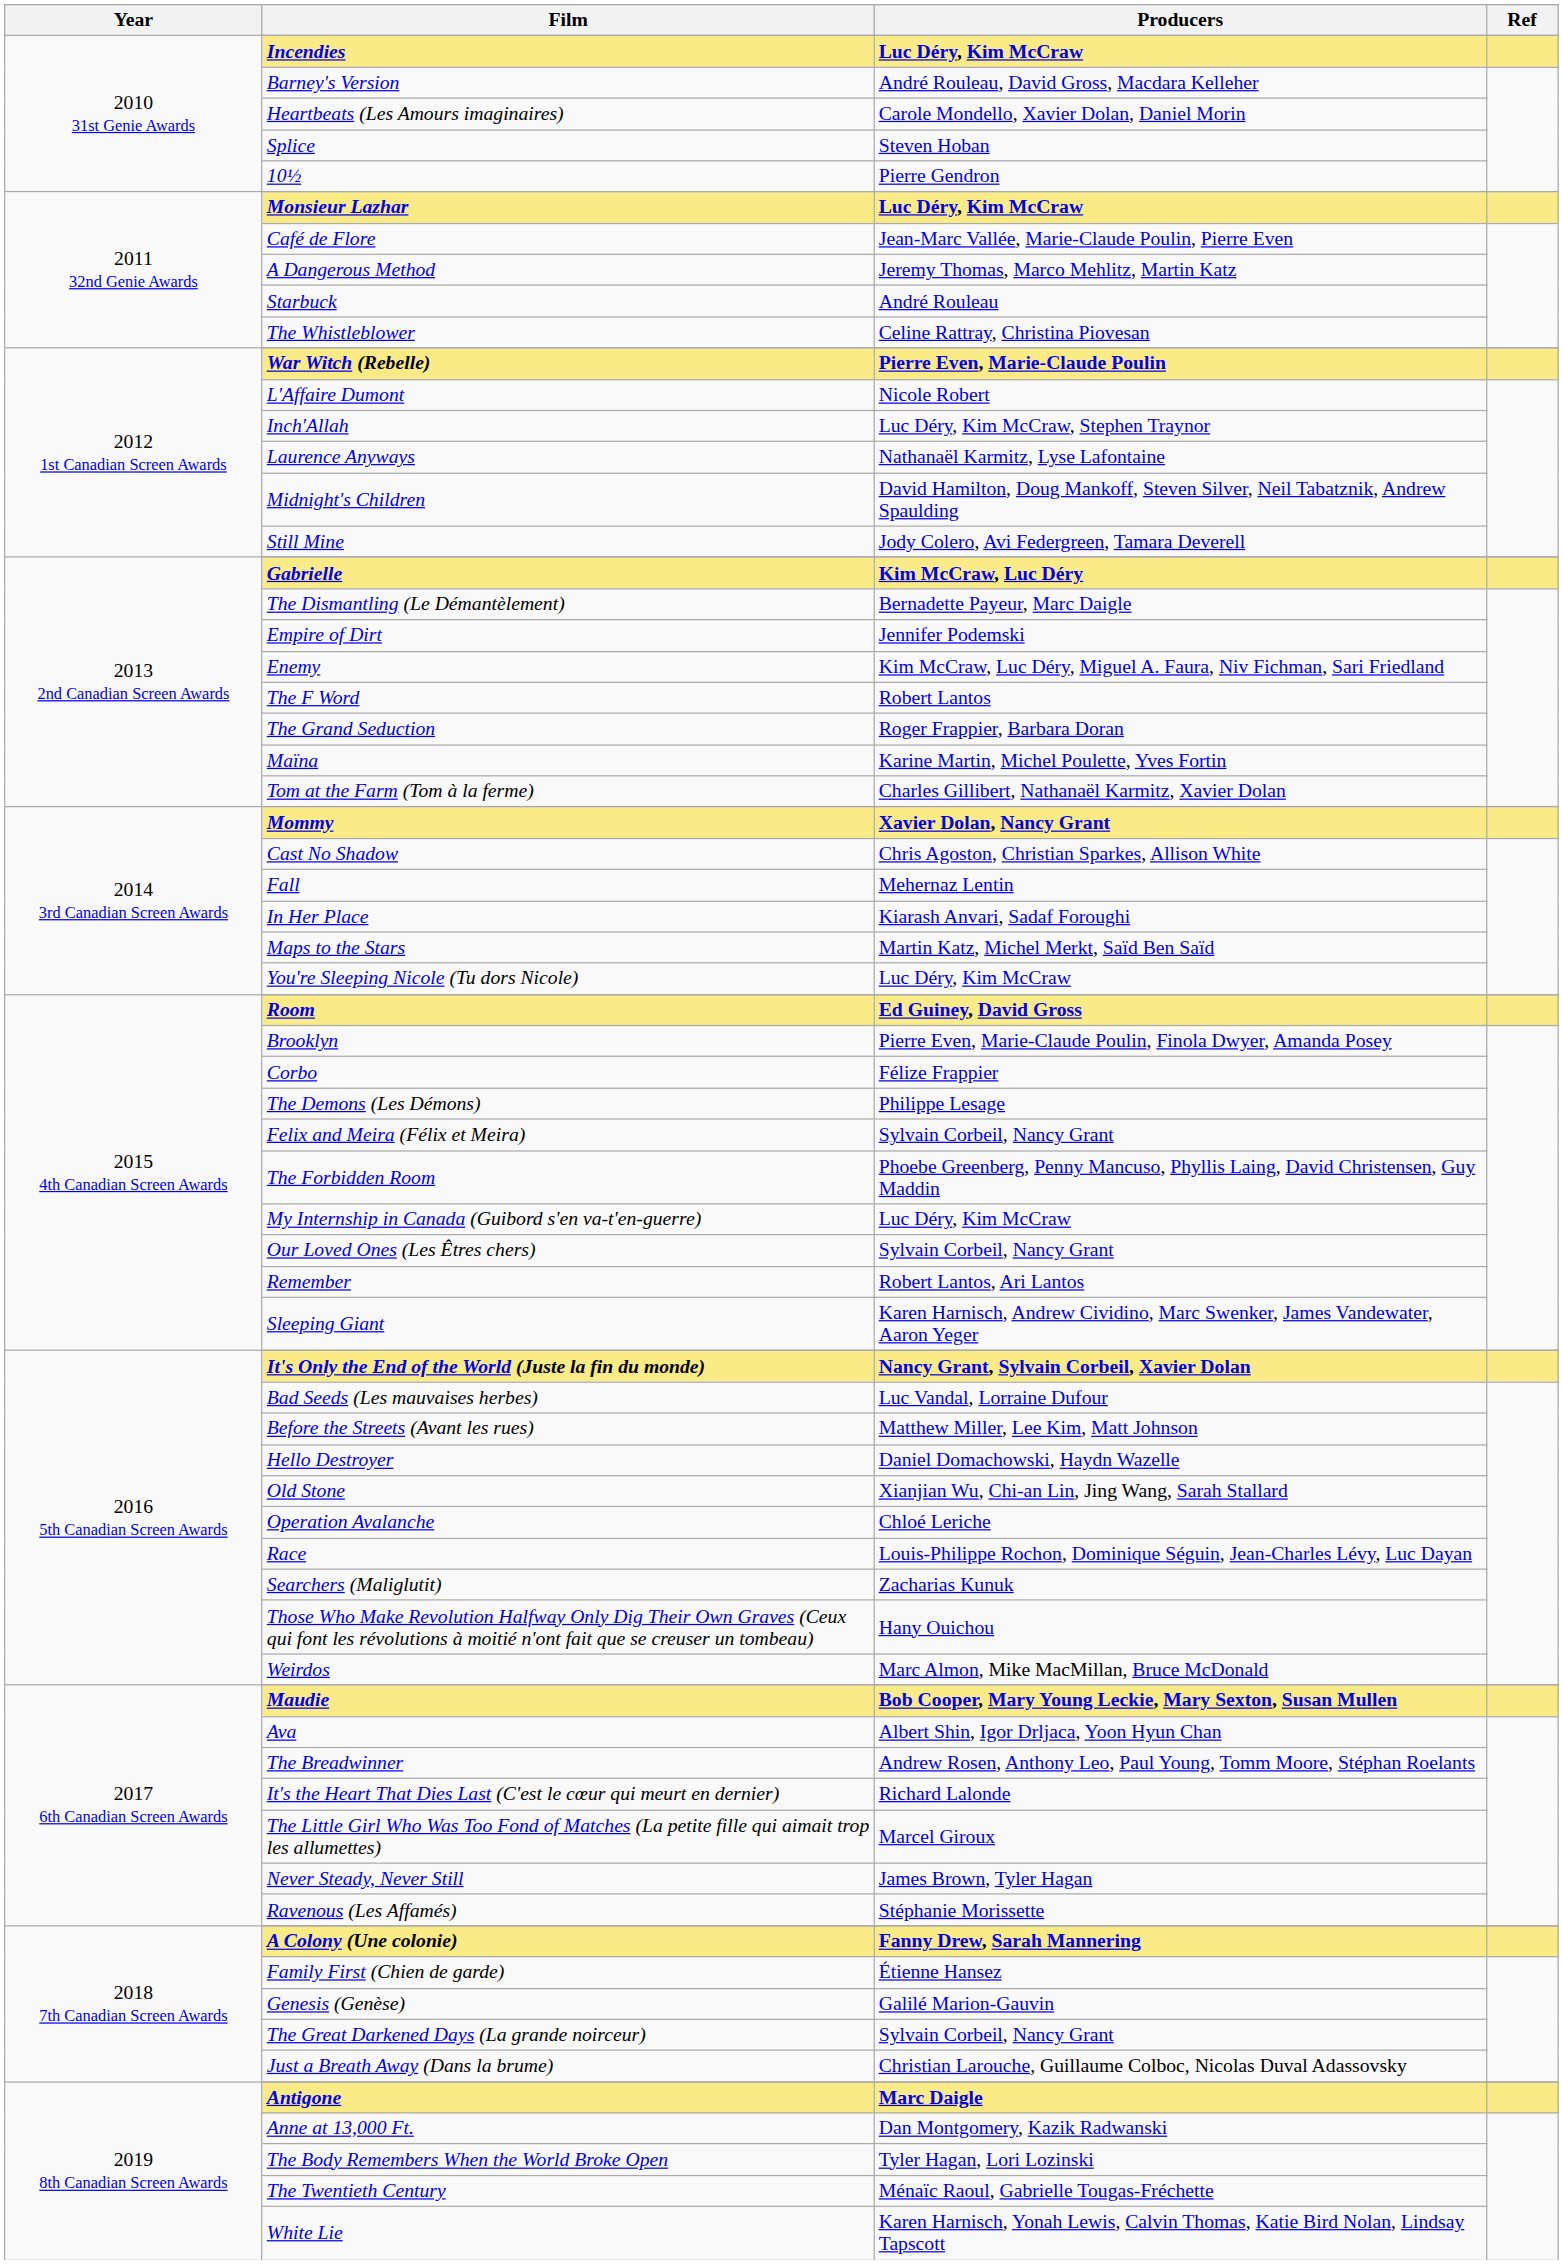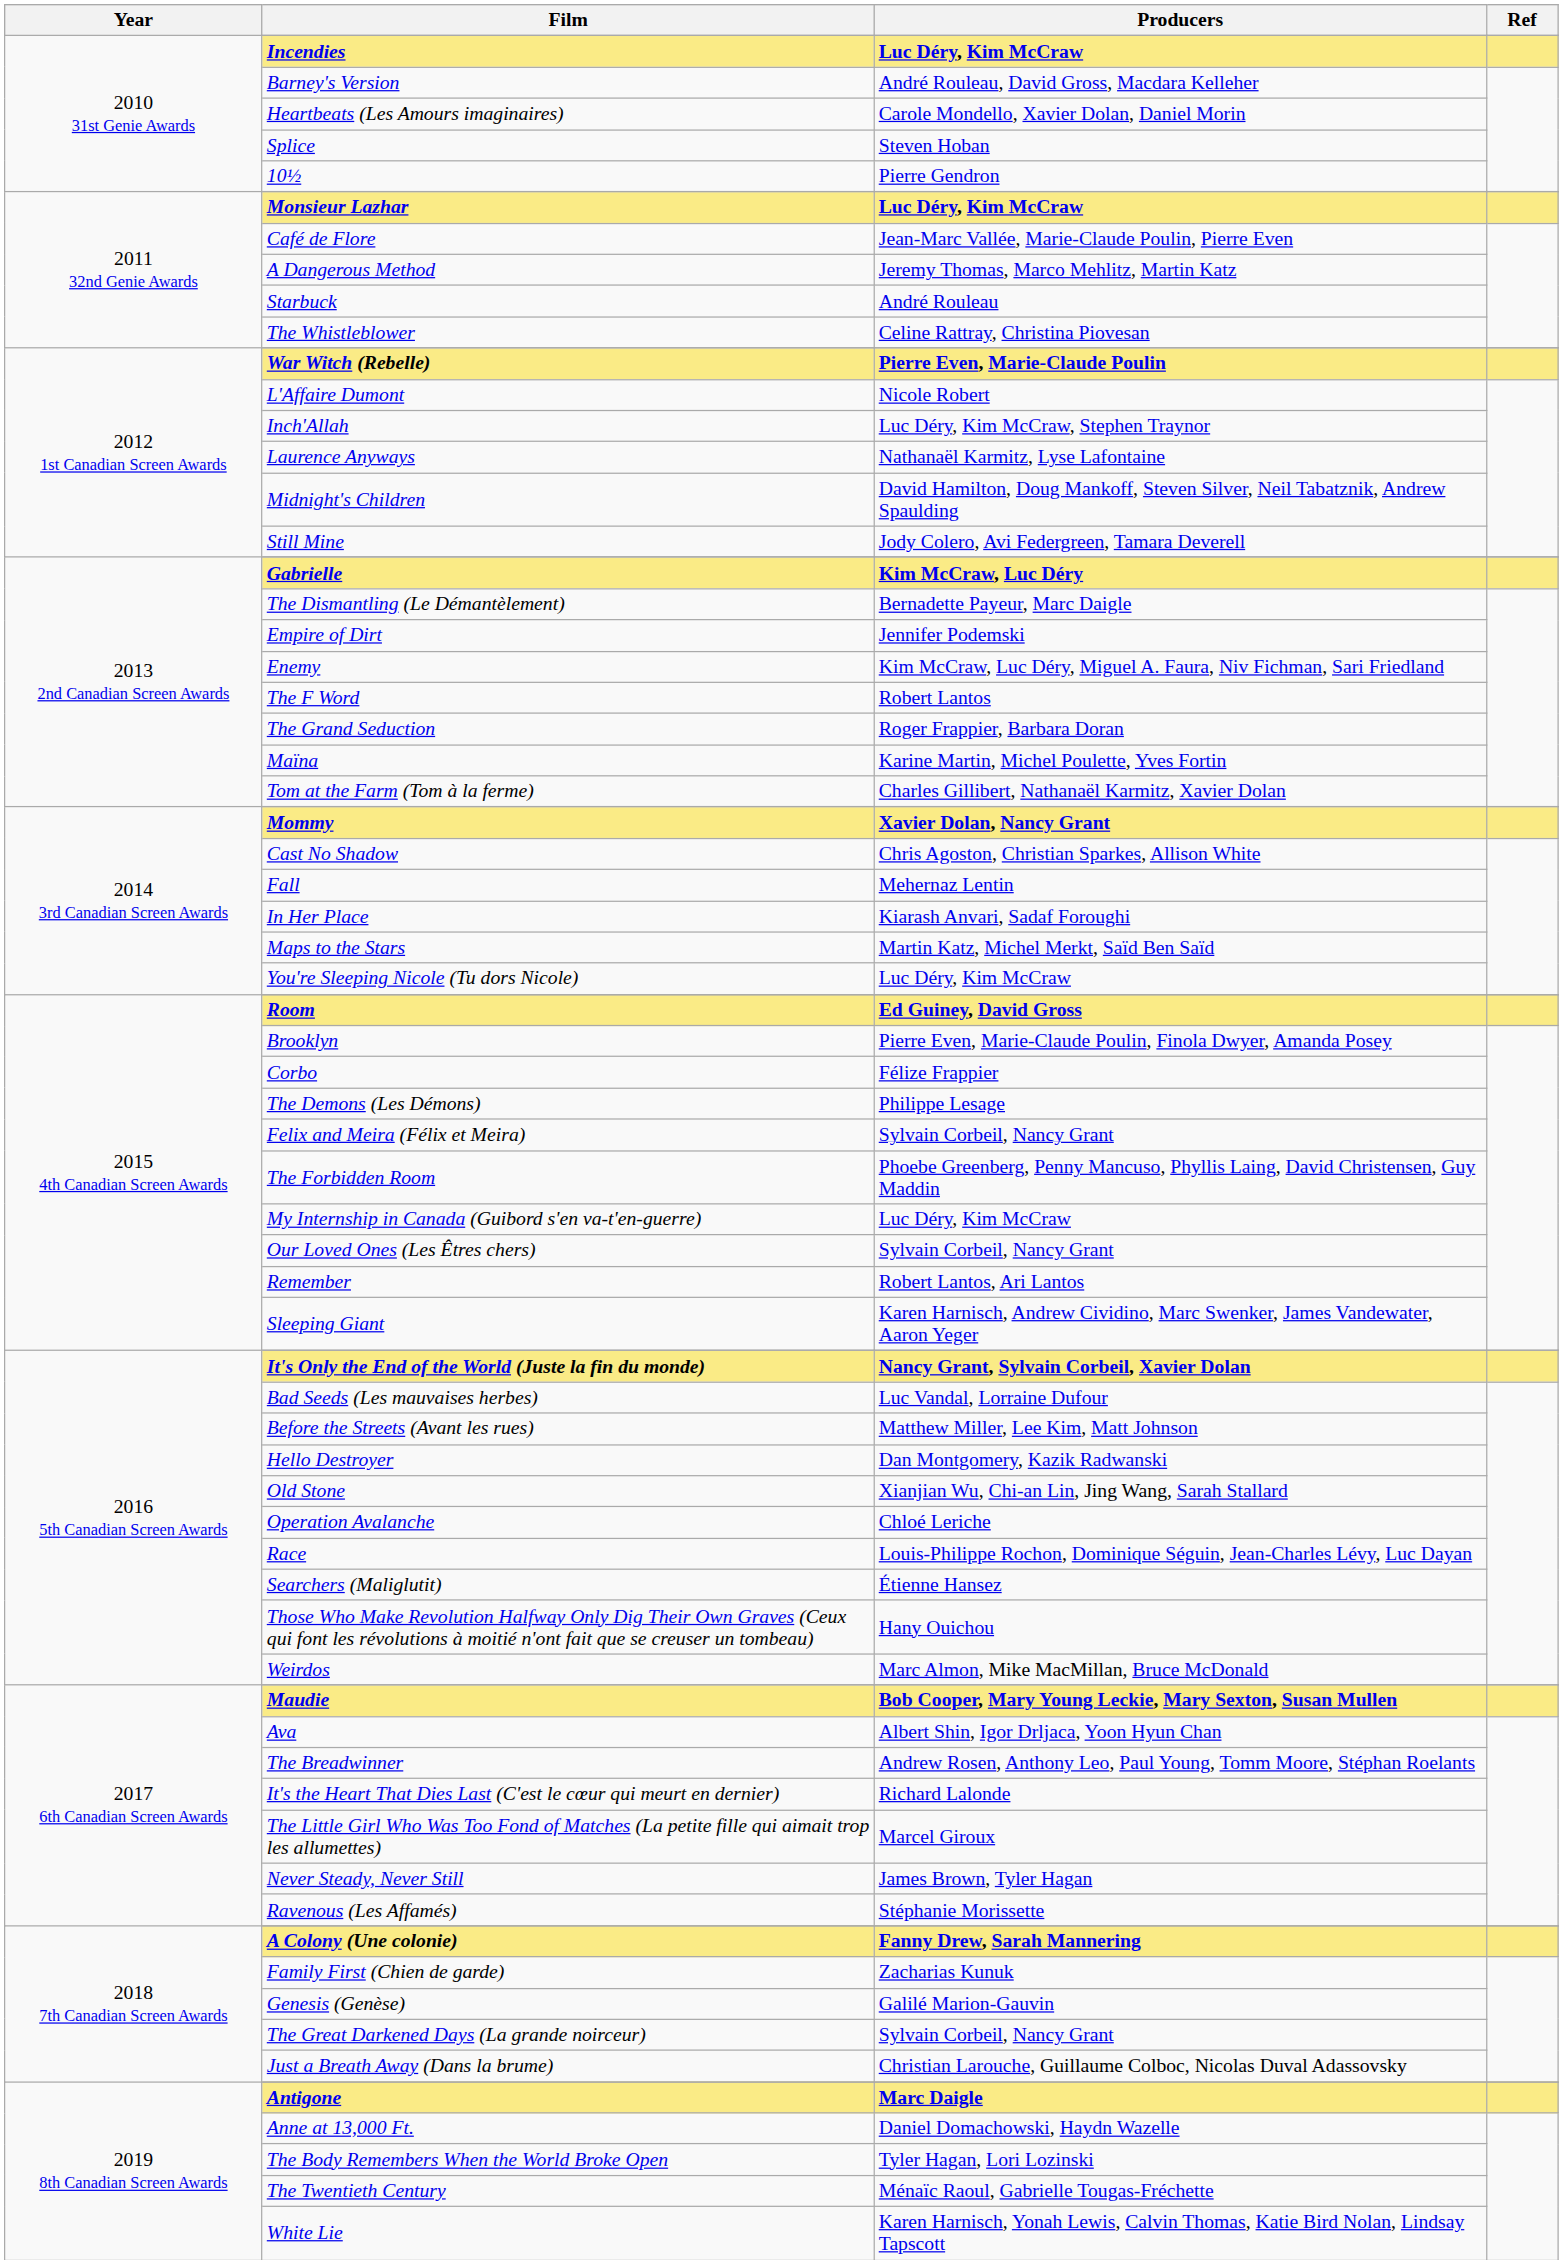(1029, 1459) Daniel Domachowski, Haydn Wazelle -> (1023, 1459) Dan Montgomery, Kazik Radwanski
(946, 1584) Zacharias Kunuk -> (940, 1584) Étienne Hansez
(940, 1972) Étienne Hansez -> (946, 1972) Zacharias Kunuk
(1023, 2128) Dan Montgomery, Kazik Radwanski -> (1029, 2128) Daniel Domachowski, Haydn Wazelle
